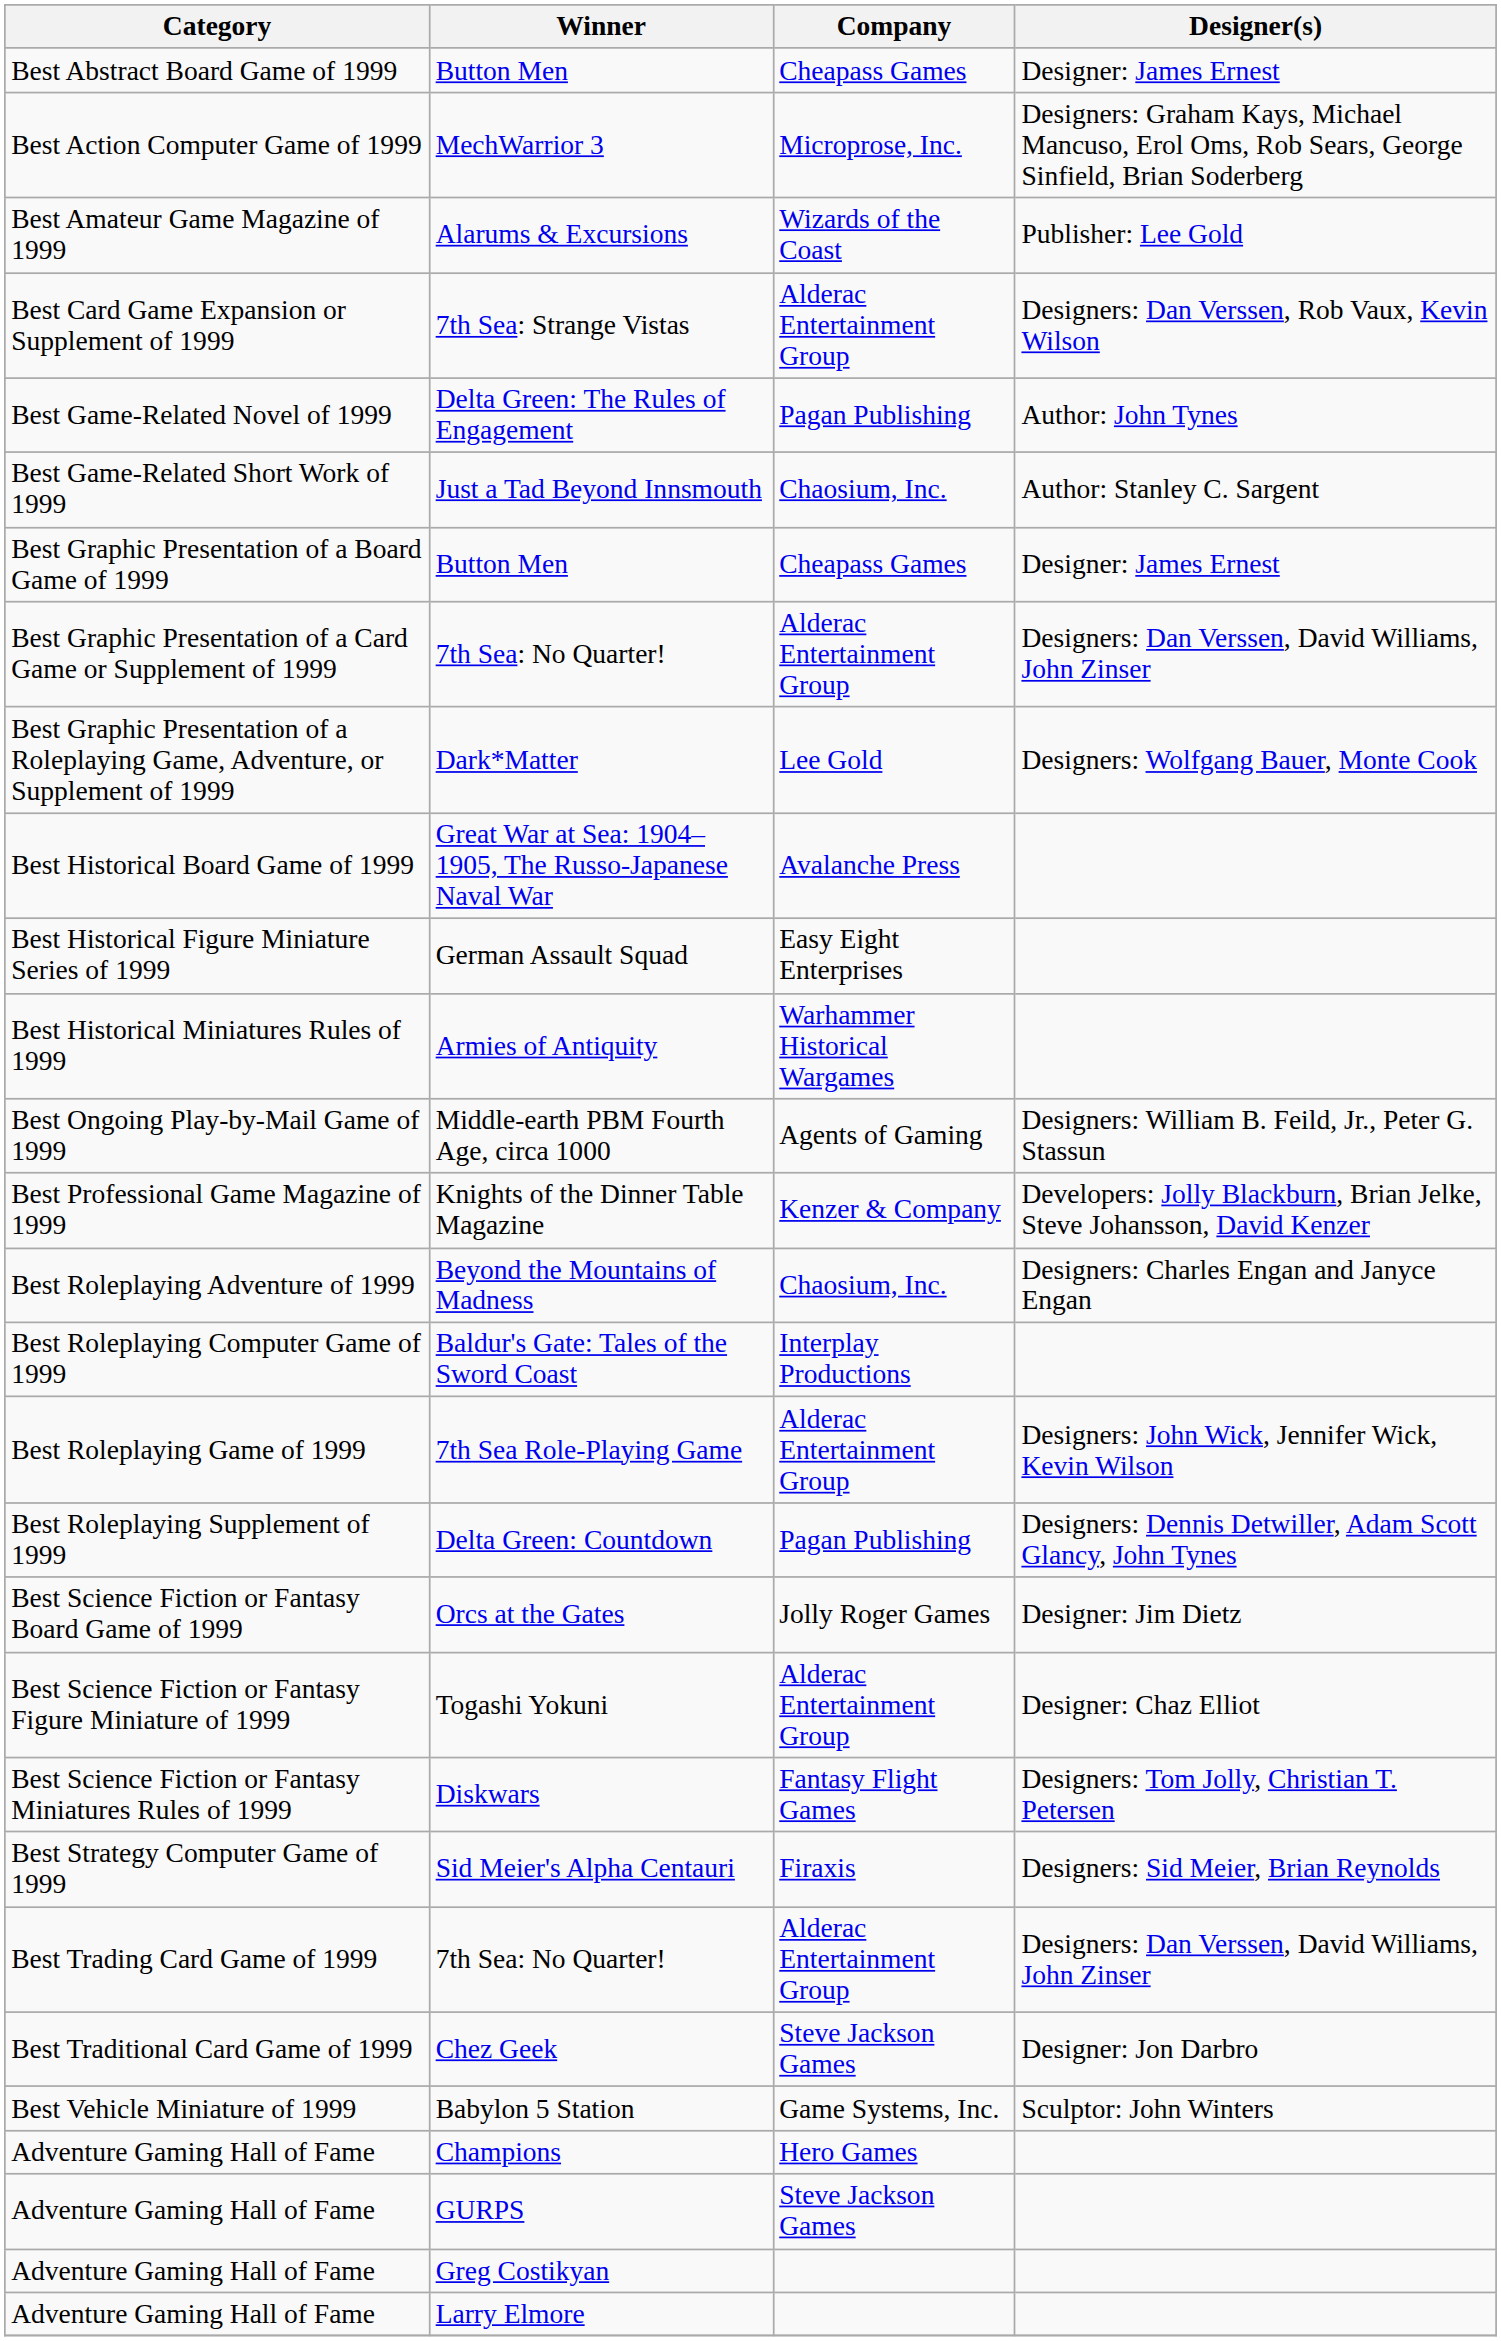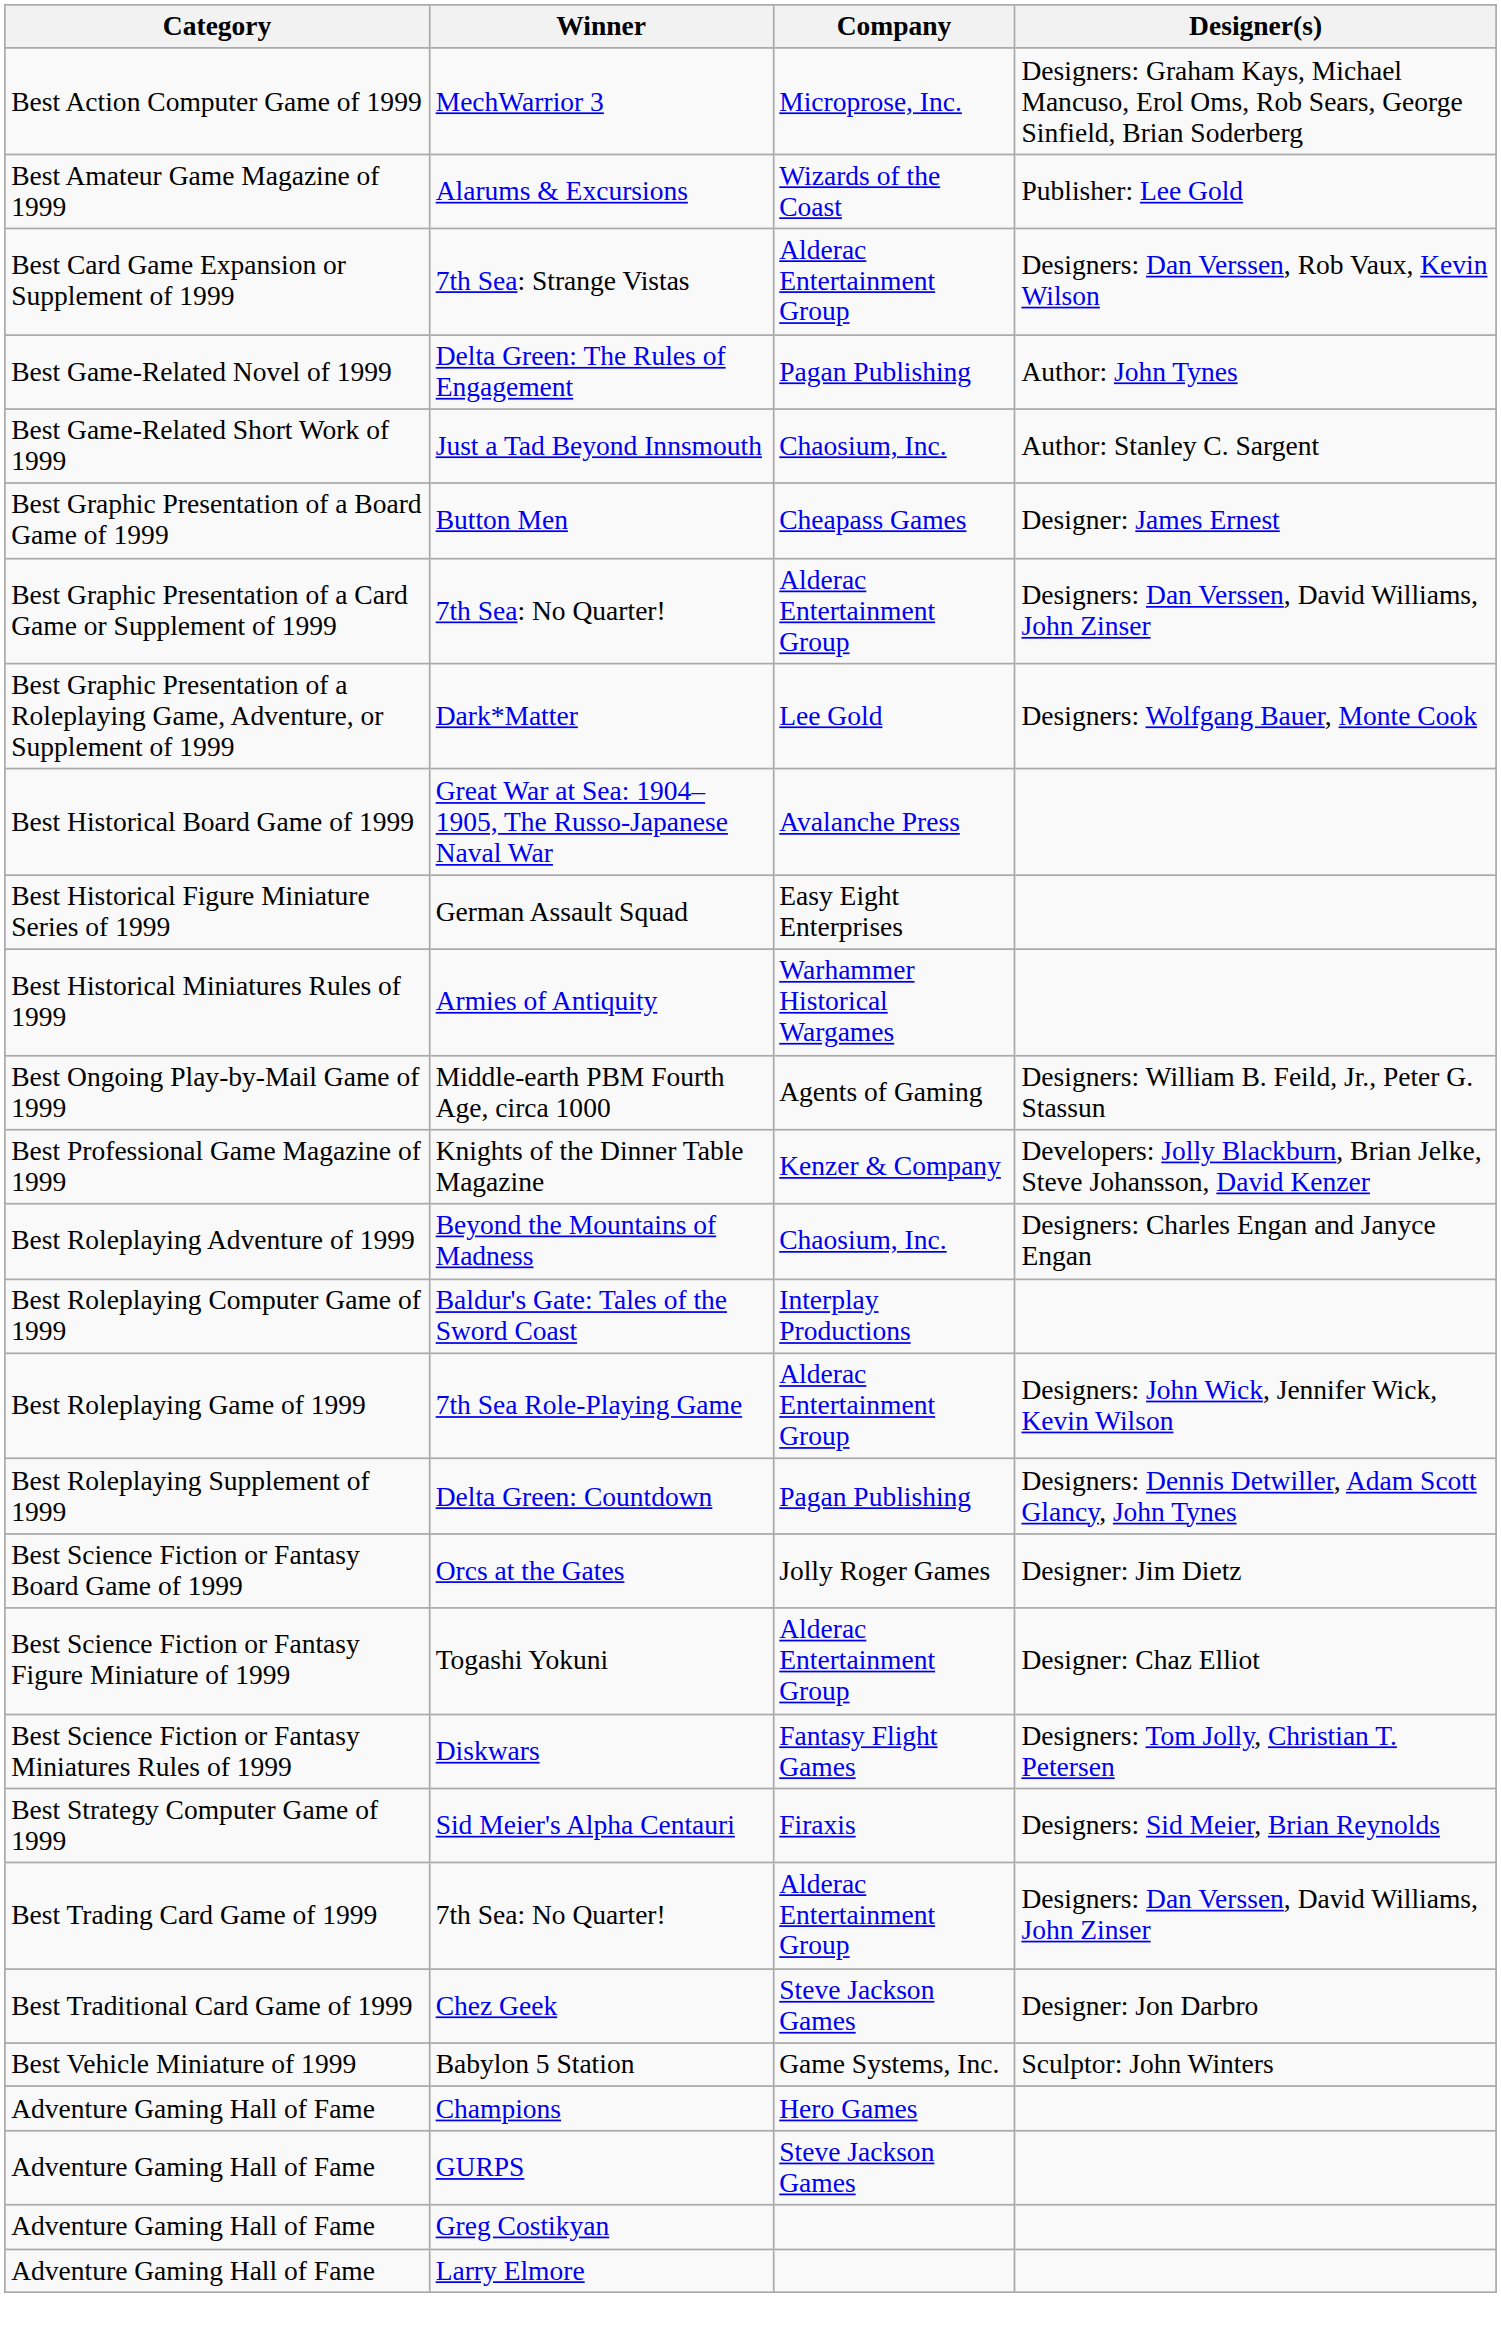- row: (204, 69)
